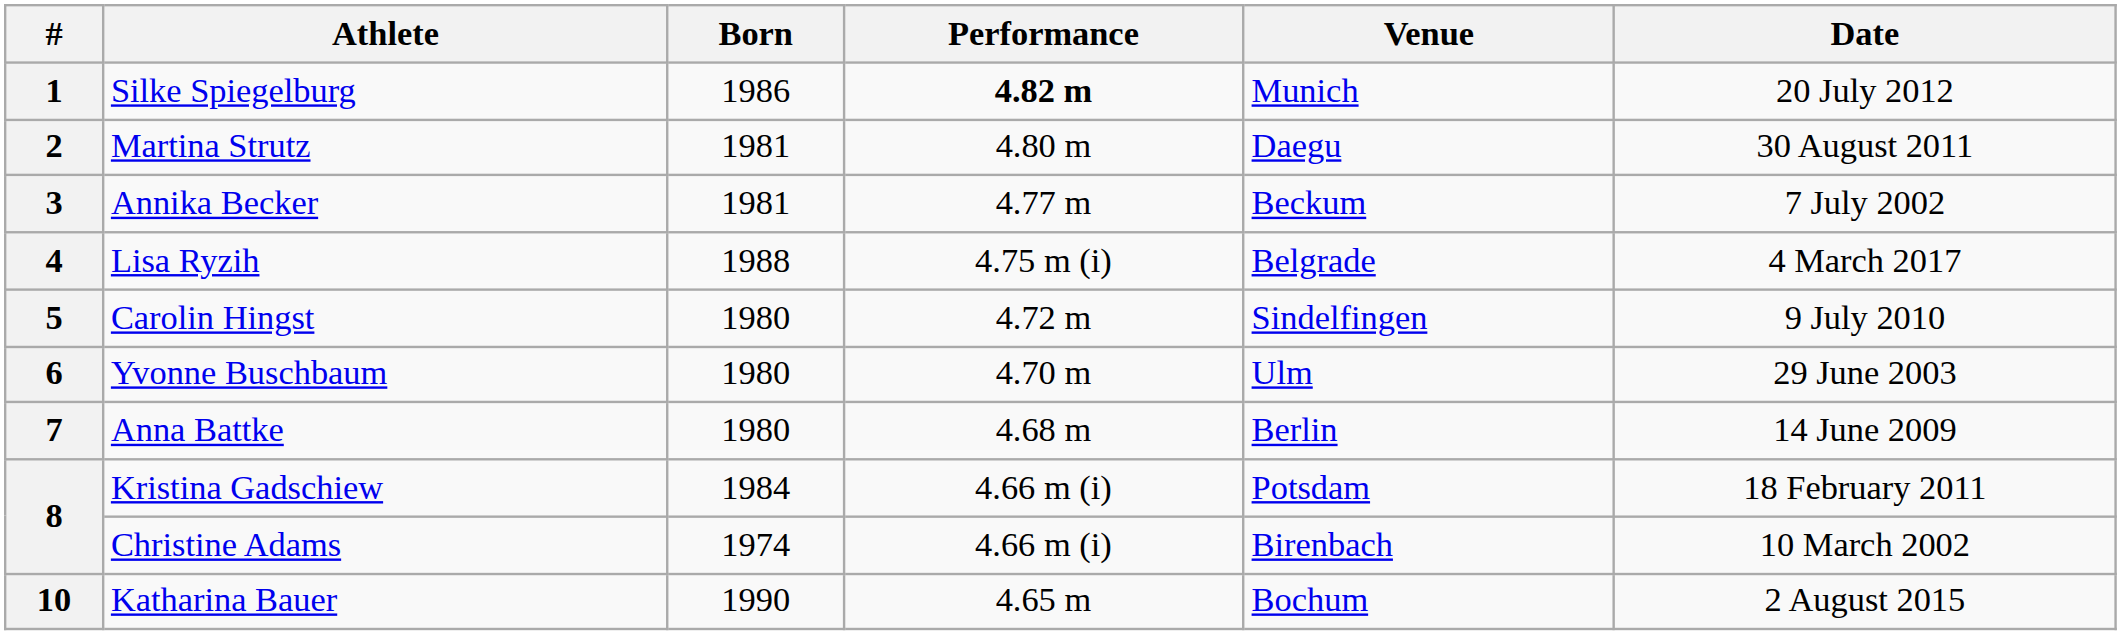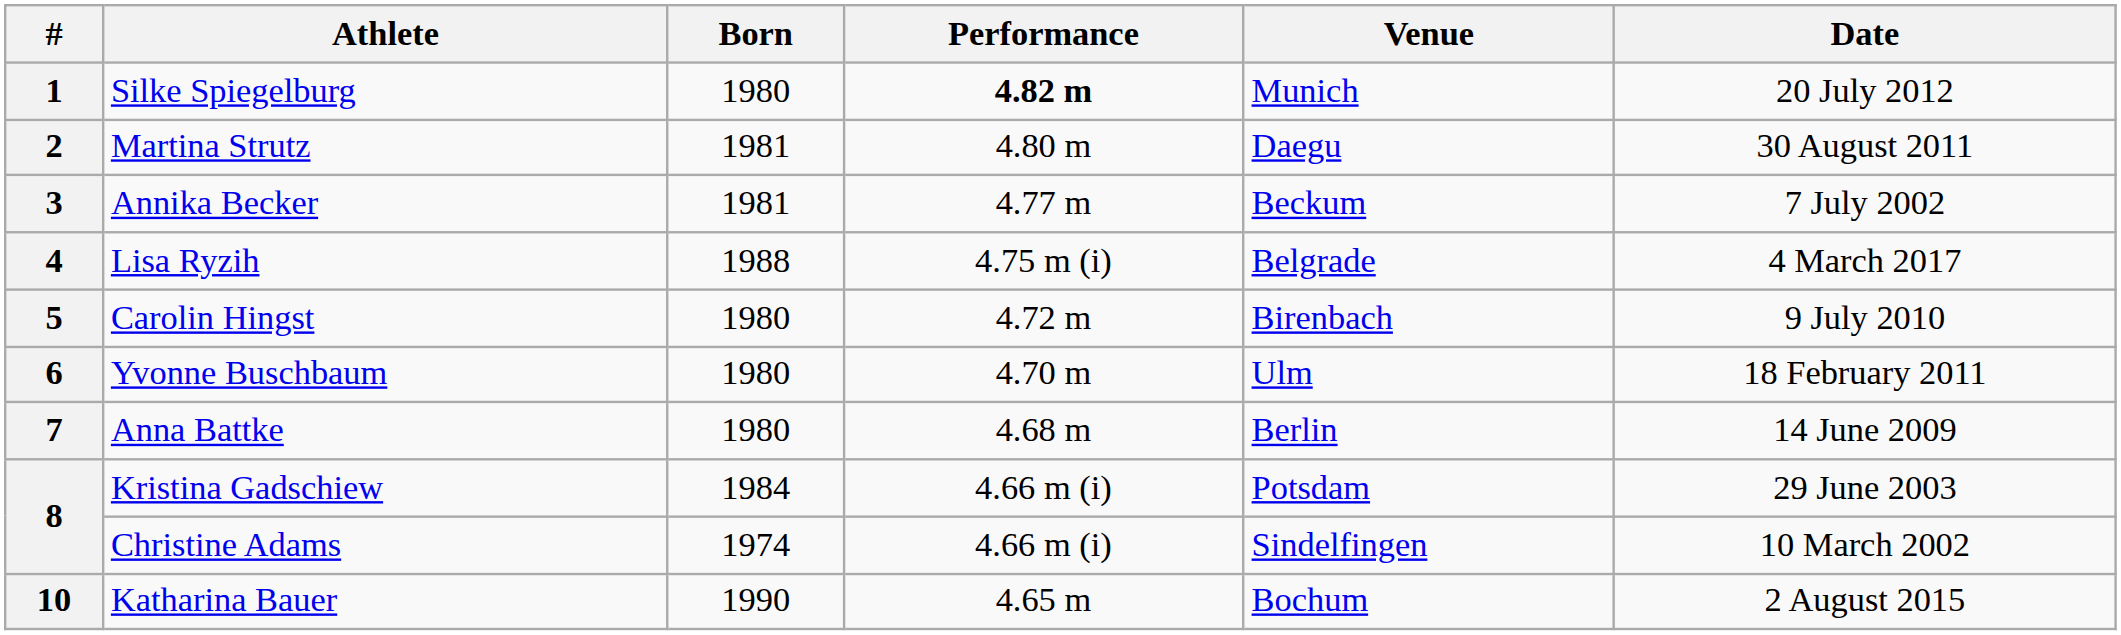(756, 90) 1986 -> (756, 90) 1980
(1339, 317) Sindelfingen -> (1322, 317) Birenbach
(1865, 373) 29 June 2003 -> (1865, 373) 18 February 2011
(1865, 487) 18 February 2011 -> (1865, 487) 29 June 2003
(1322, 544) Birenbach -> (1339, 544) Sindelfingen
